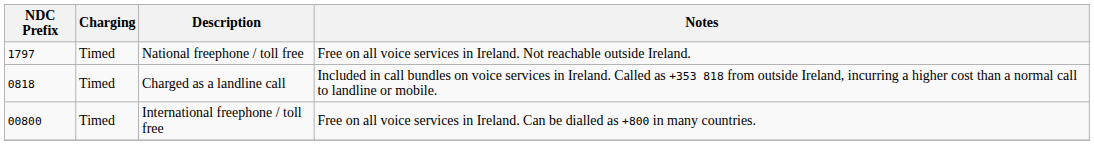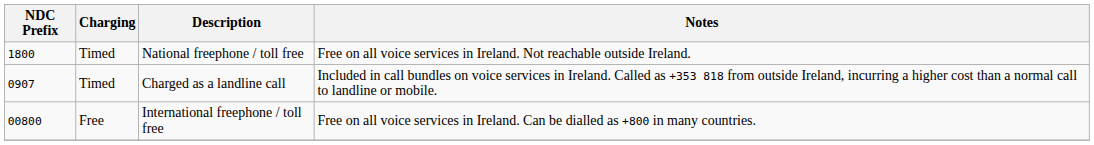(21, 54) 1797 -> (21, 54) 1800
(21, 84) 0818 -> (21, 84) 0907
(97, 120) Timed -> (91, 120) Free
